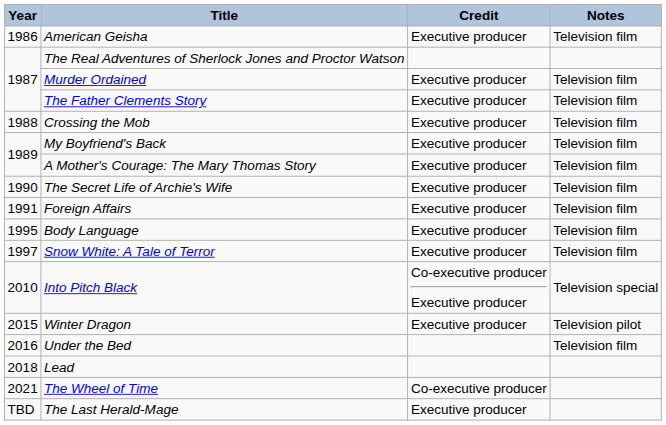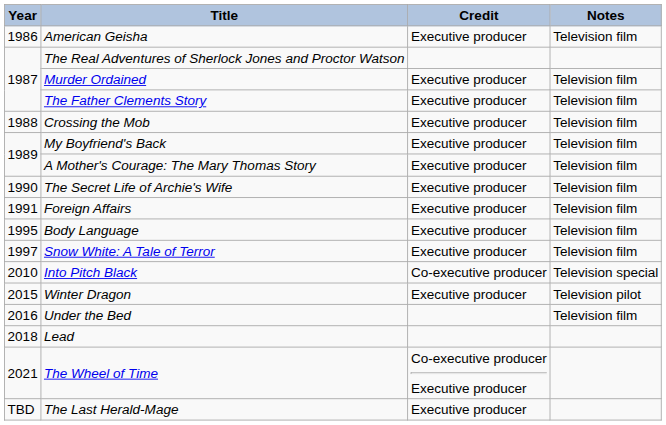(479, 288) Co-executive producer Executive producer -> (479, 272) Co-executive producer
(479, 388) Co-executive producer -> (479, 373) Co-executive producer Executive producer
